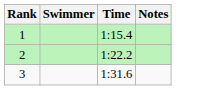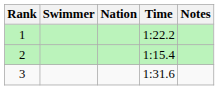+ column: (119, 14)
(116, 34) 1:15.4 -> (159, 34) 1:22.2
(116, 54) 1:22.2 -> (159, 54) 1:15.4
